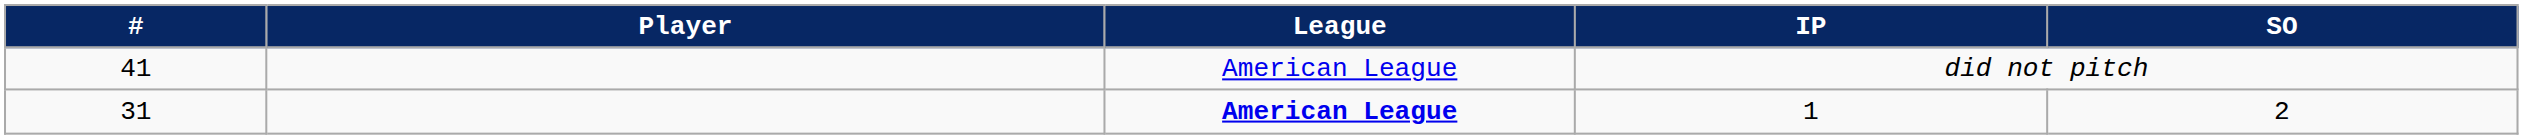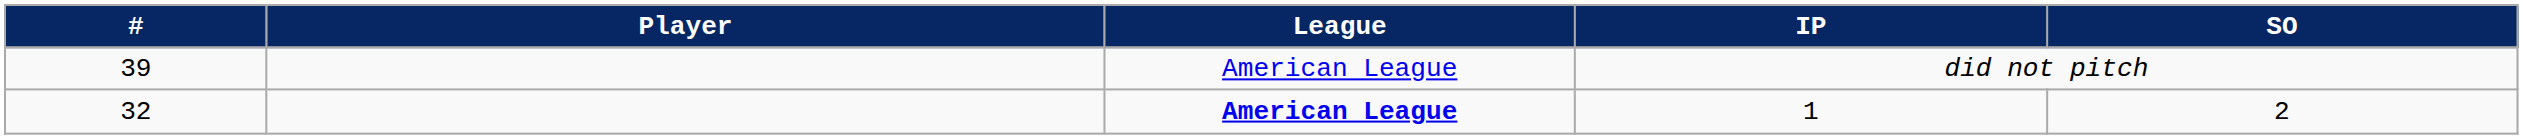(136, 69) 41 -> (136, 69) 39
(136, 111) 31 -> (136, 111) 32
